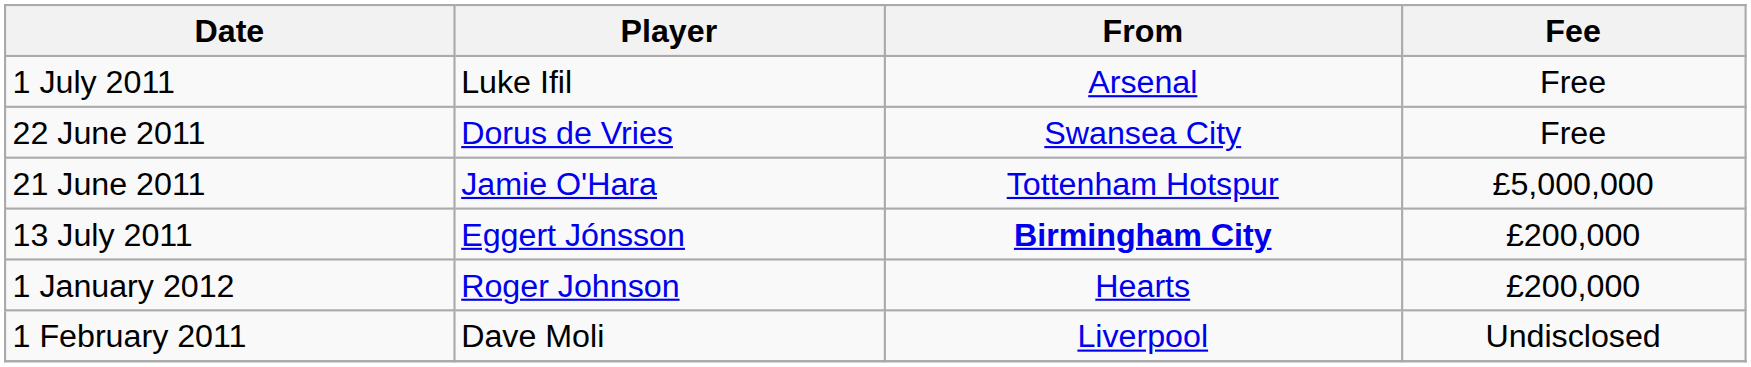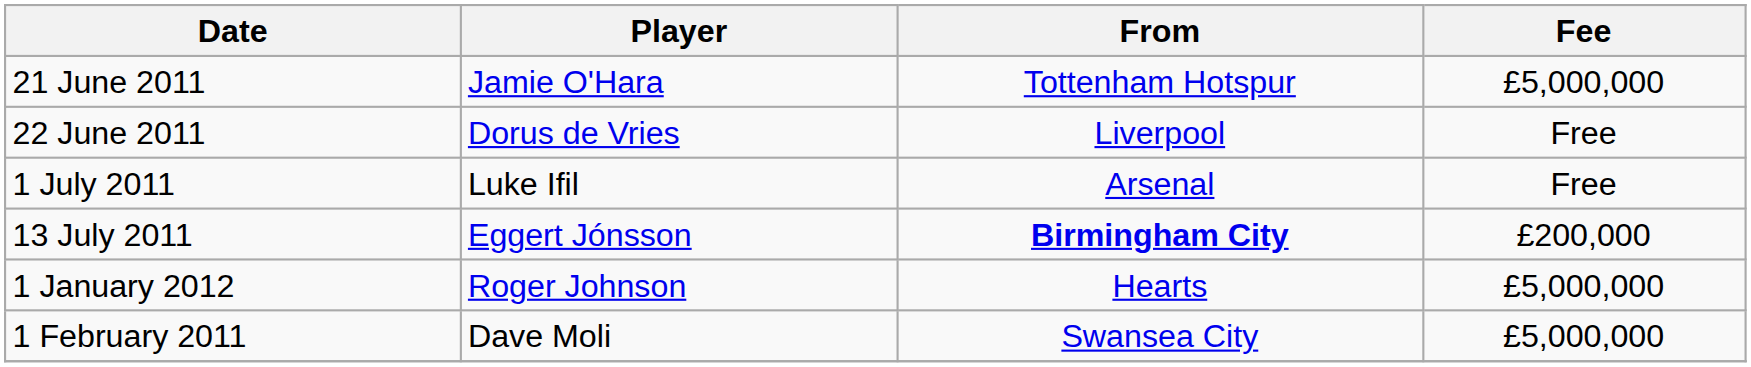rows swapped: (109, 184) <-> (94, 82)
(1143, 133) Swansea City -> (1160, 133) Liverpool
(1573, 286) £200,000 -> (1584, 286) £5,000,000
(1143, 337) Liverpool -> (1160, 337) Swansea City
(1573, 337) Undisclosed -> (1584, 337) £5,000,000
